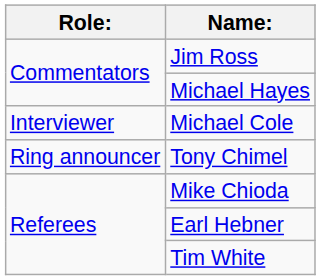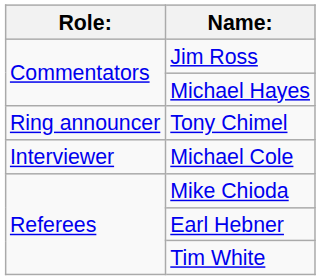rows swapped: (232, 123) <-> (229, 157)
